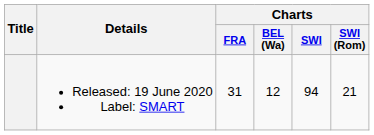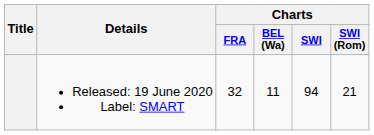(235, 92) 31 -> (235, 92) 32
(273, 92) 12 -> (273, 92) 11
